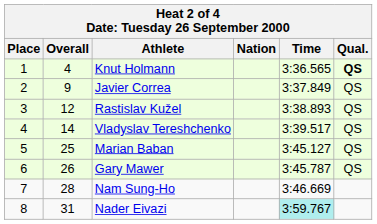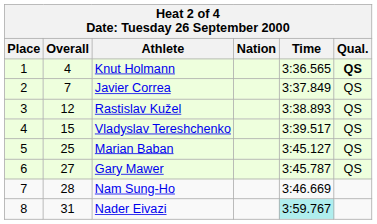(68, 88) 9 -> (68, 88) 7
(68, 128) 14 -> (68, 128) 15
(68, 169) 26 -> (68, 169) 27
